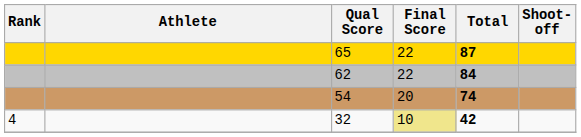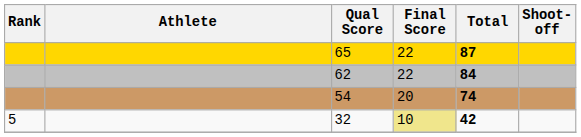(12, 121) 4 -> (12, 121) 5
